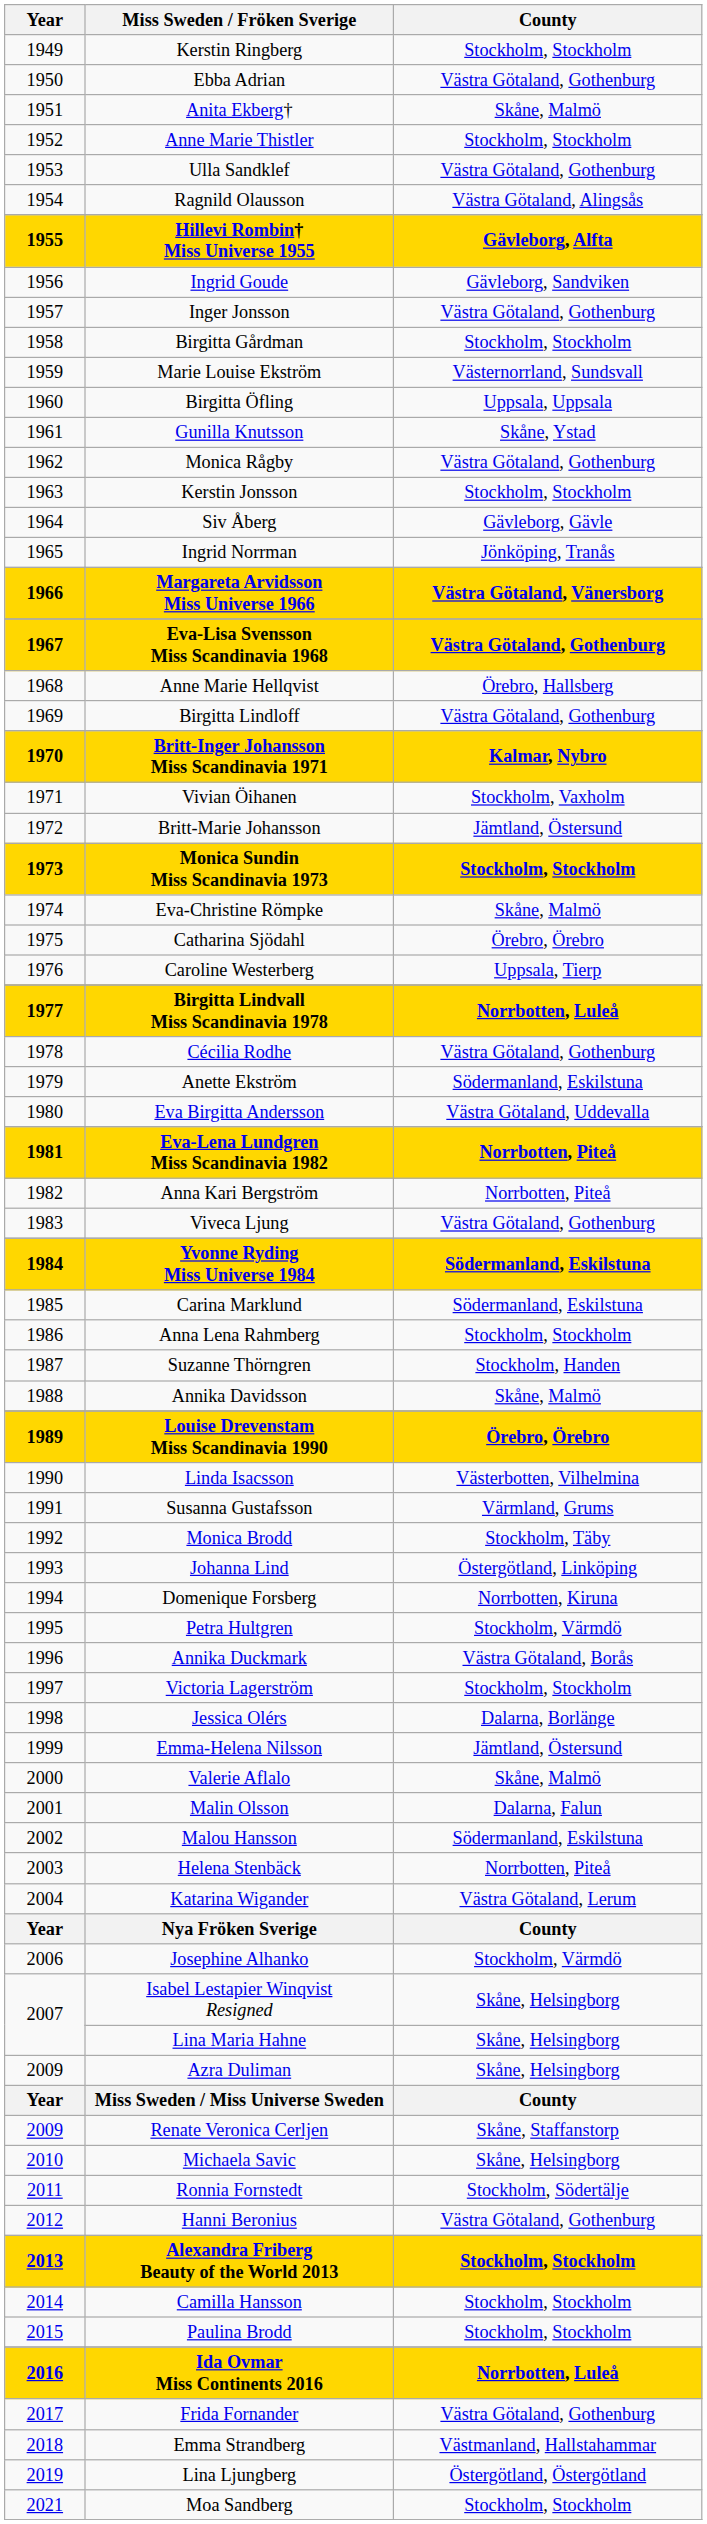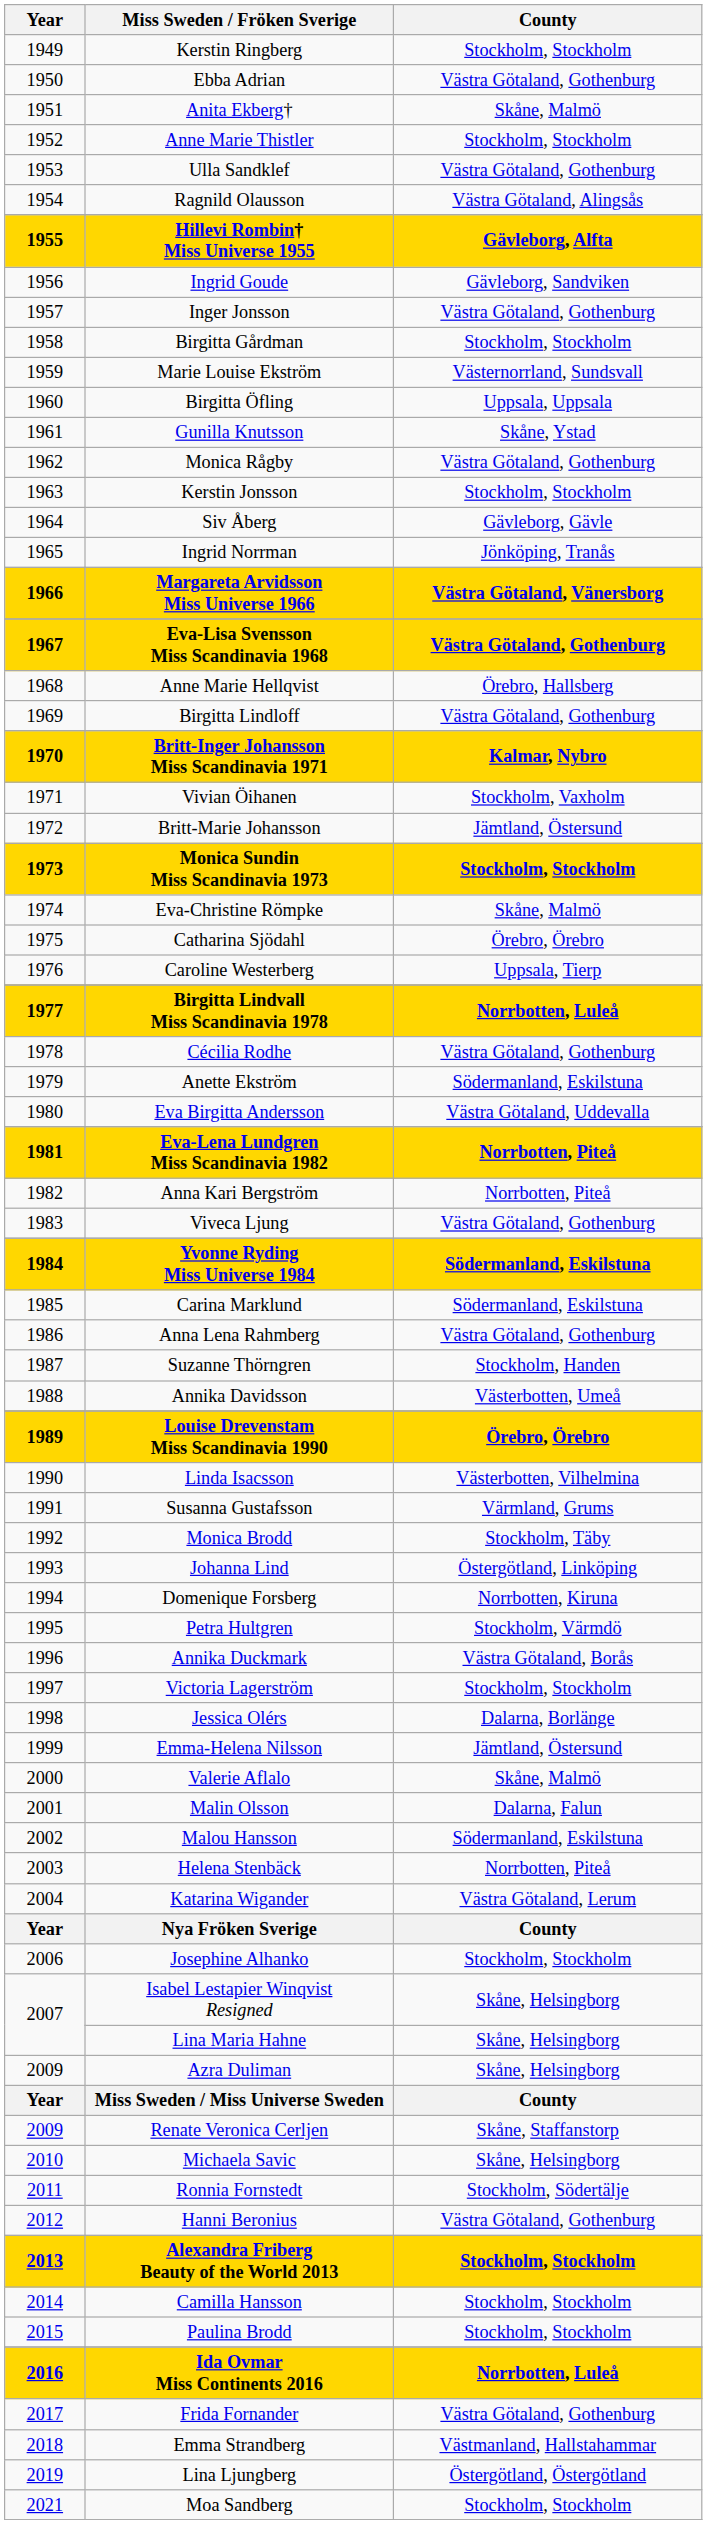(548, 1335) Stockholm, Stockholm -> (548, 1335) Västra Götaland, Gothenburg
(548, 1395) Skåne, Malmö -> (548, 1395) Västerbotten, Umeå
(548, 1958) Stockholm, Värmdö -> (548, 1958) Stockholm, Stockholm
